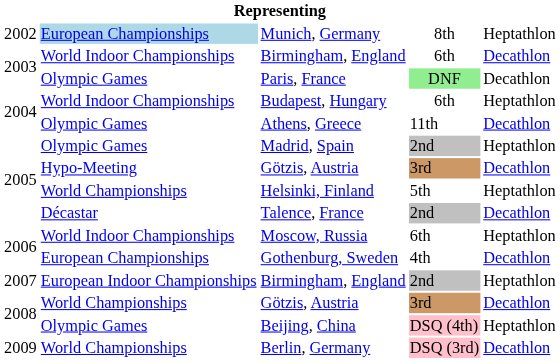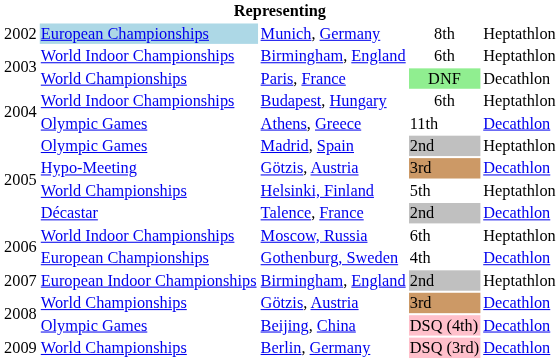(517, 56) Decathlon -> (519, 56) Heptathlon
(94, 78) Olympic Games -> (114, 78) World Championships
(519, 325) Heptathlon -> (517, 325) Decathlon
